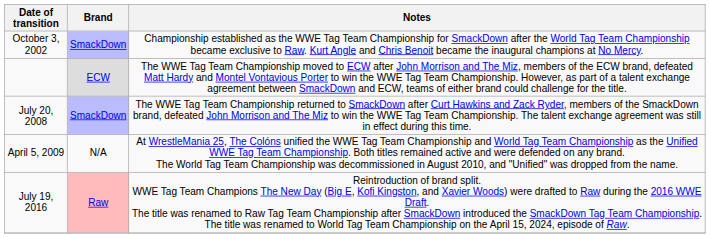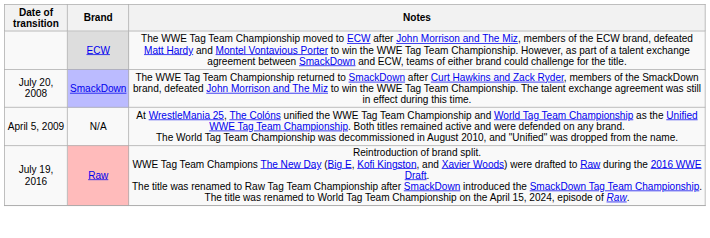- row: (36, 44)
